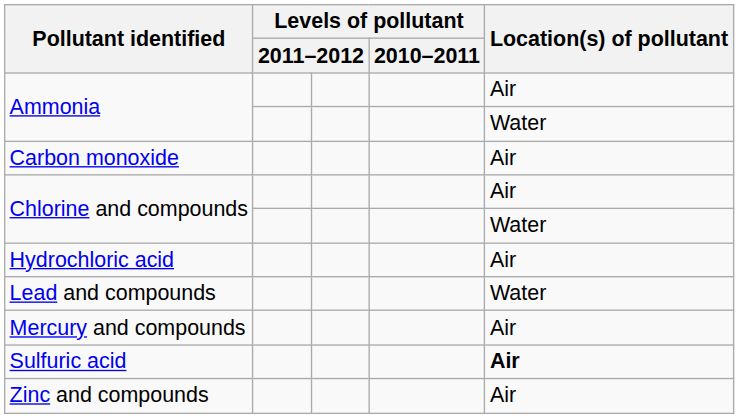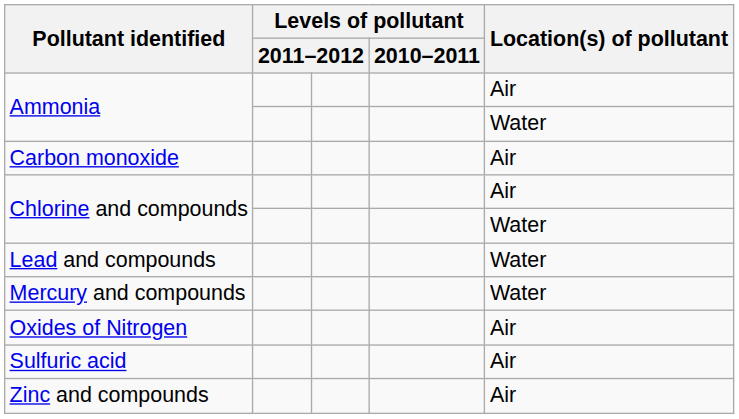- row: (92, 259)
(503, 327) Air -> (518, 293) Water
+ row: (98, 327)
(505, 361) bold -> (503, 361) normal
